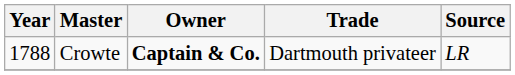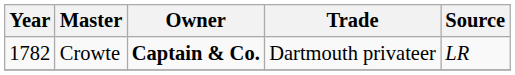(30, 53) 1788 -> (30, 53) 1782
